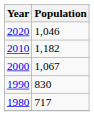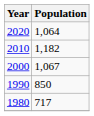(47, 31) 1,046 -> (47, 31) 1,064
(43, 84) 830 -> (43, 84) 850
